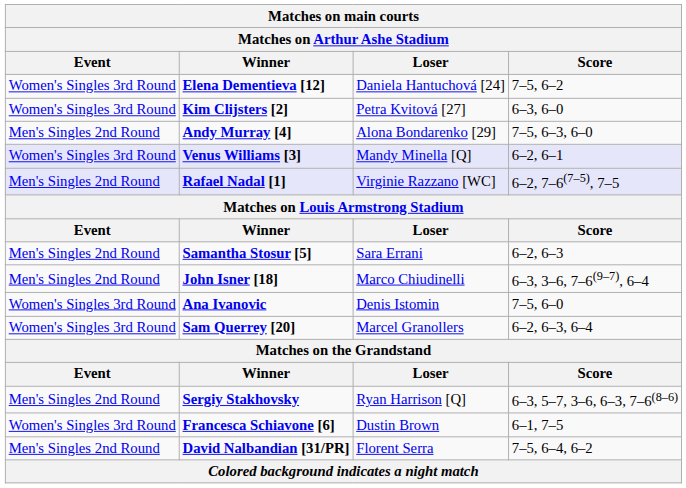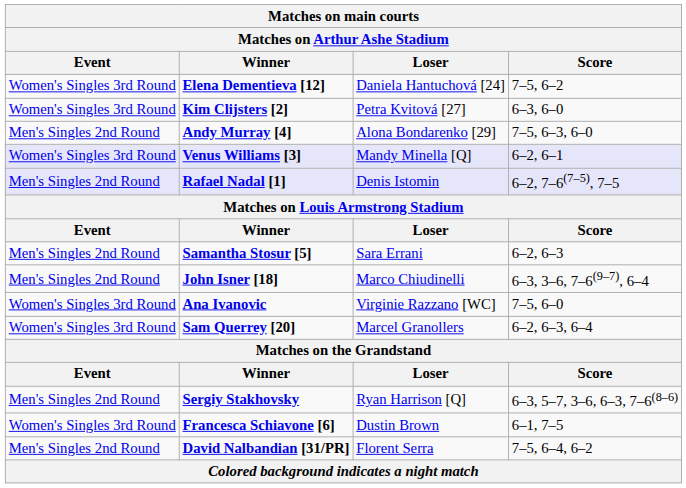(426, 181) Virginie Razzano [WC] -> (398, 181) Denis Istomin
(398, 304) Denis Istomin -> (426, 304) Virginie Razzano [WC]
